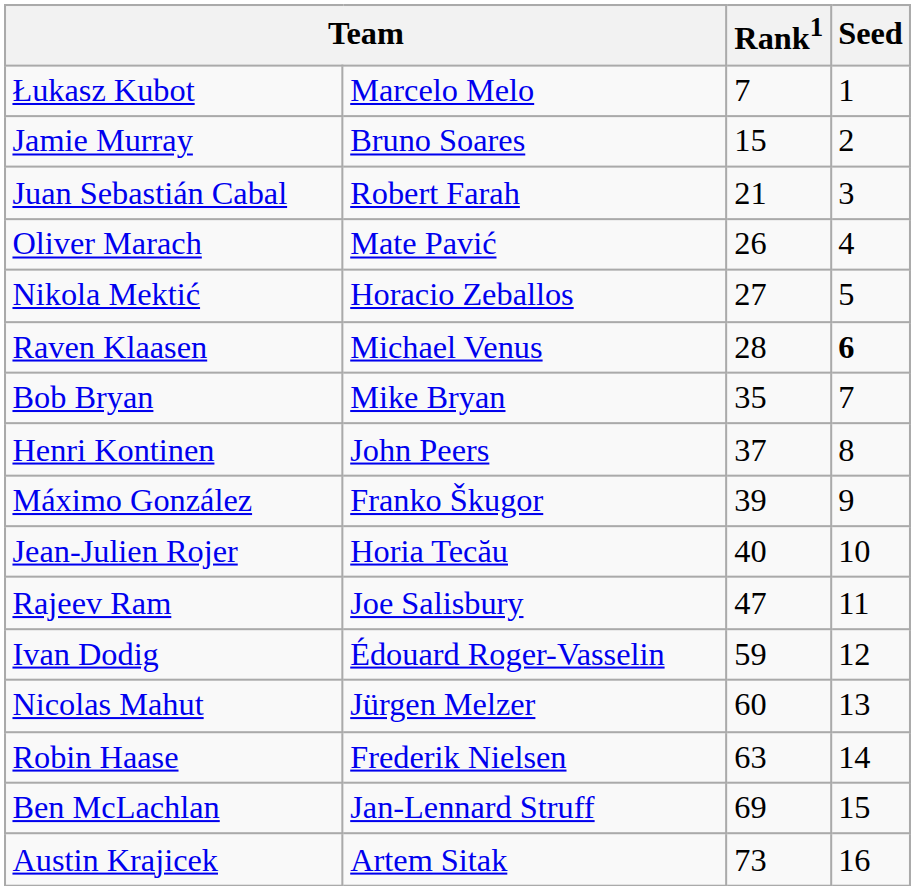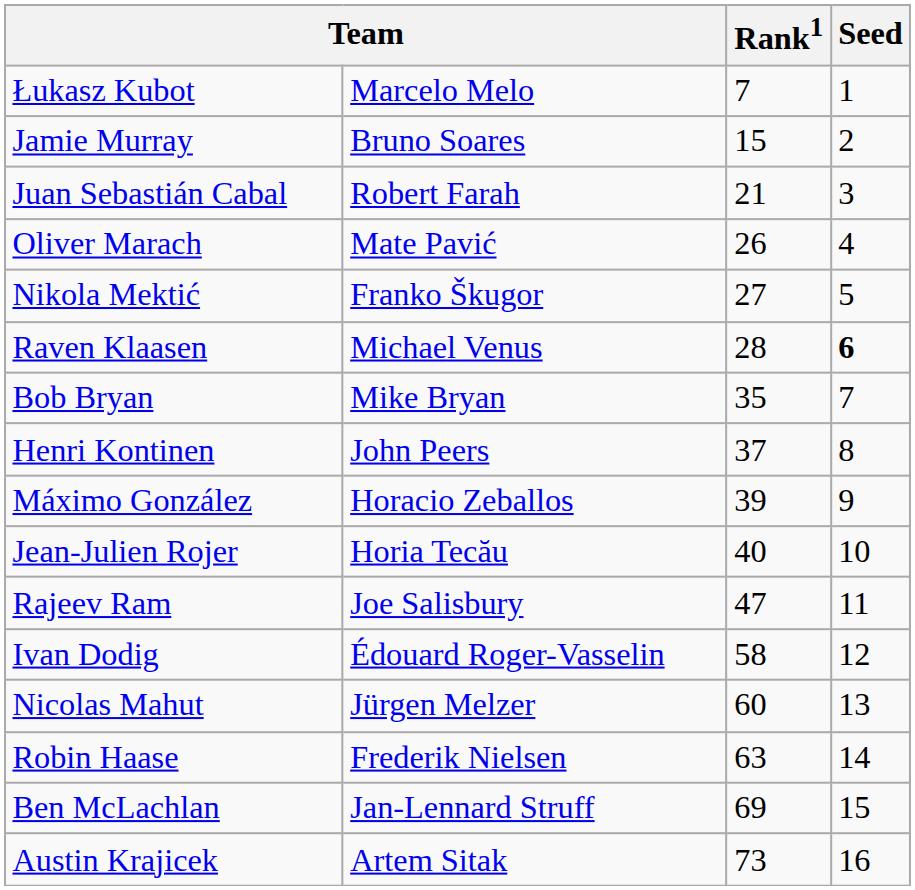(462, 295) Horacio Zeballos -> (447, 295) Franko Škugor
(447, 500) Franko Škugor -> (462, 500) Horacio Zeballos
(751, 653) 59 -> (751, 653) 58
